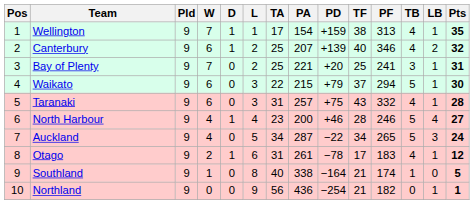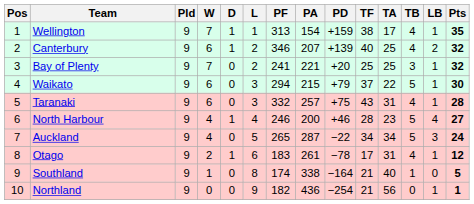columns swapped: (386, 13) <-> (277, 13)
(458, 66) 31 -> (458, 66) 32
